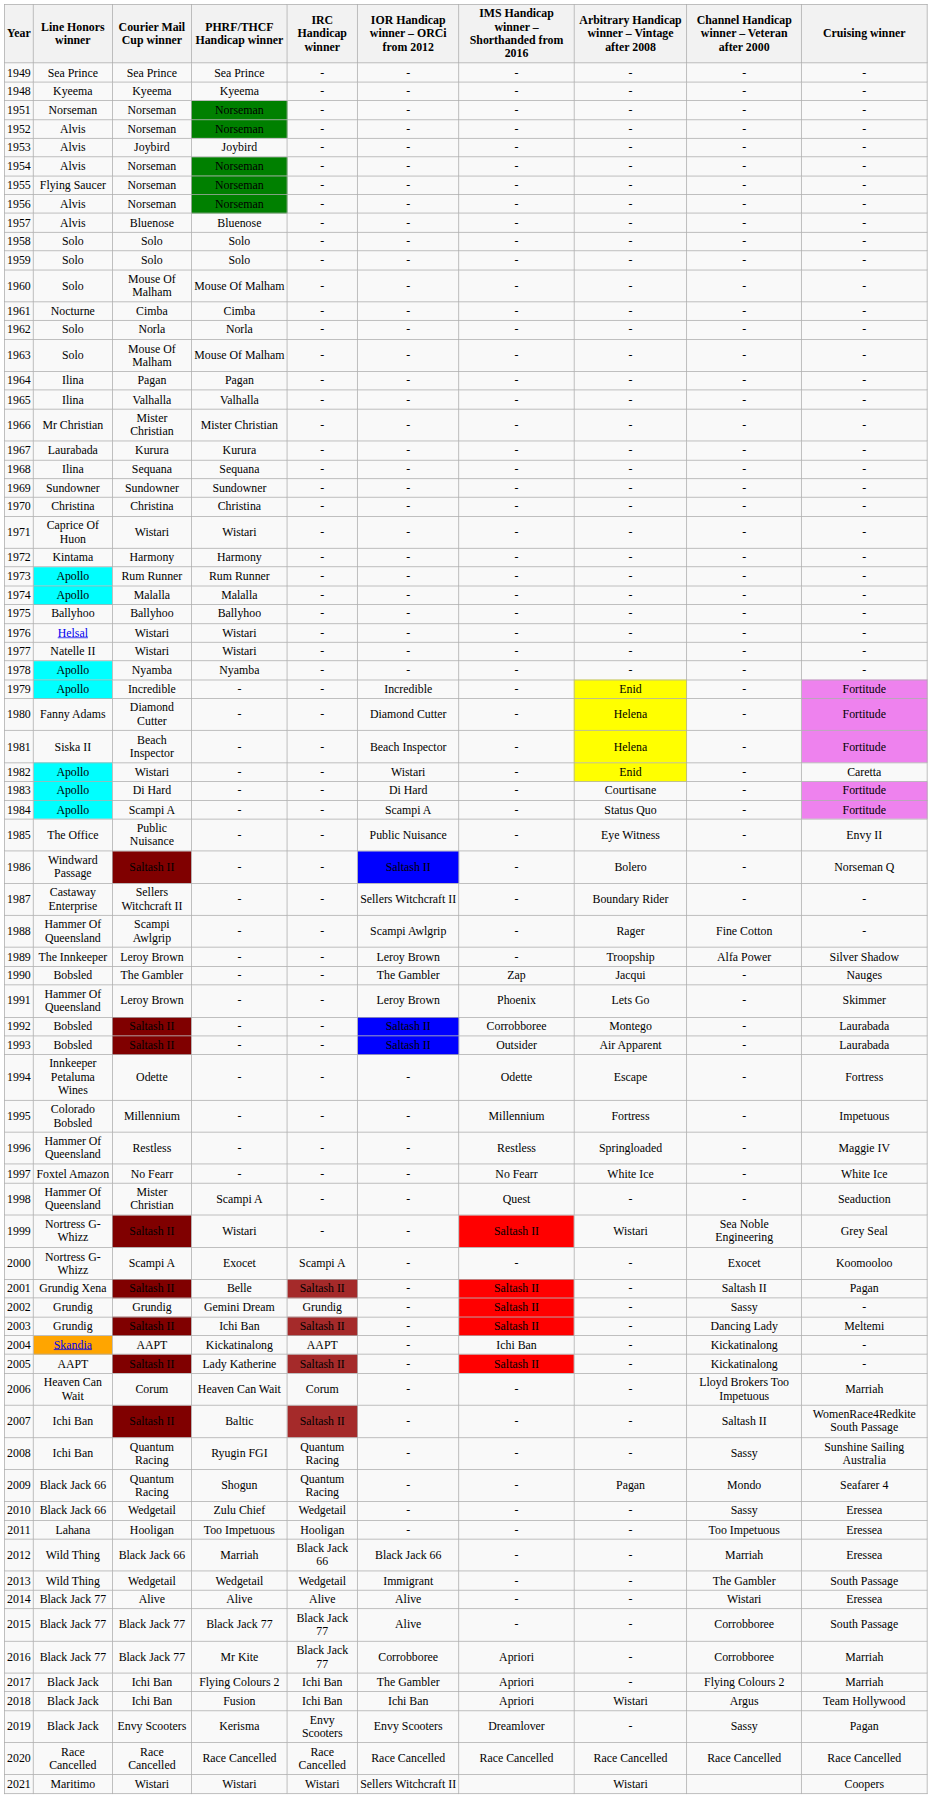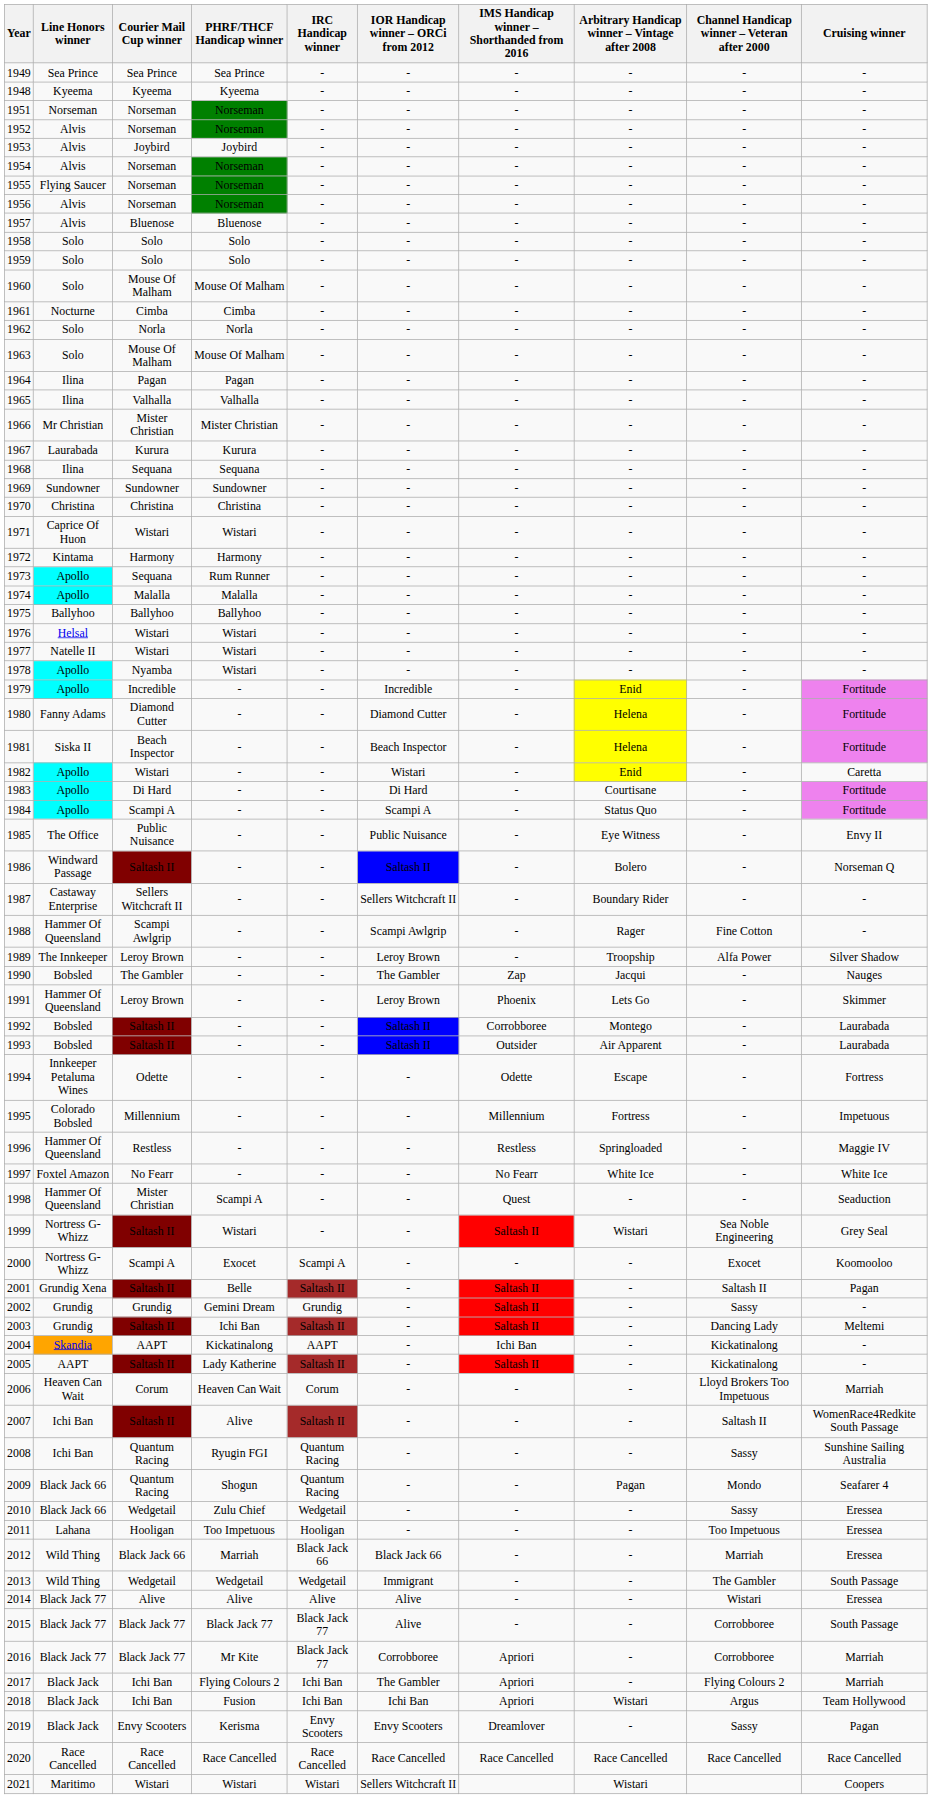(152, 576) Rum Runner -> (152, 576) Sequana
(239, 670) Nyamba -> (239, 670) Wistari
(239, 1421) Baltic -> (239, 1421) Alive
